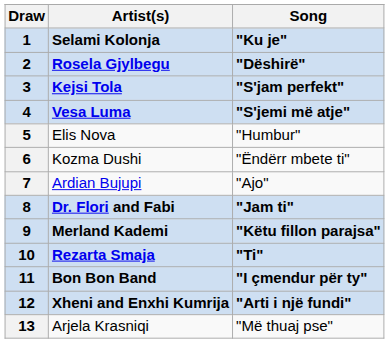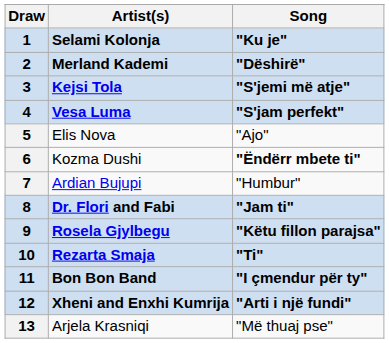(111, 64) Rosela Gjylbegu -> (110, 64) Merland Kademi
(290, 87) "S'jam perfekt" -> (293, 87) "S'jemi më atje"
(293, 111) "S'jemi më atje" -> (290, 111) "S'jam perfekt"
(268, 135) "Humbur" -> (252, 135) "Ajo"
(293, 159) normal -> (298, 159) bold
(252, 183) "Ajo" -> (268, 183) "Humbur"
(110, 231) Merland Kademi -> (111, 231) Rosela Gjylbegu
